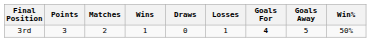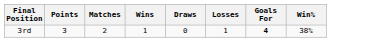- column: (306, 15)
(346, 31) 50% -> (306, 31) 38%
